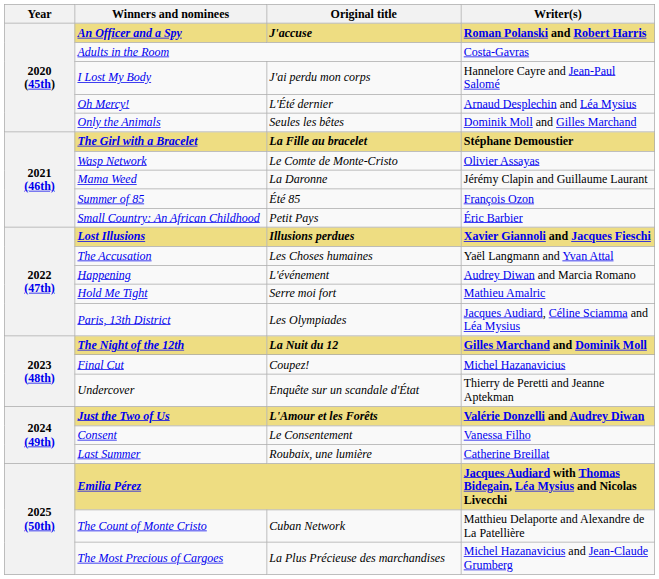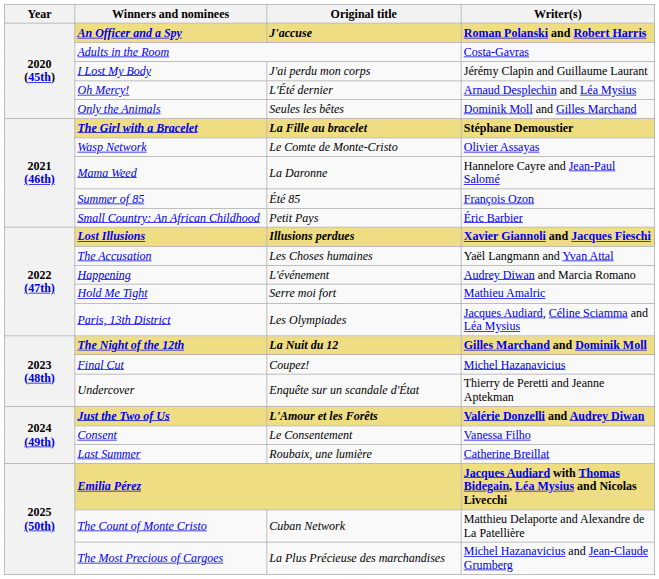(540, 77) Hannelore Cayre and Jean-Paul Salomé -> (556, 71) Jérémy Clapin and Guillaume Laurant
(556, 179) Jérémy Clapin and Guillaume Laurant -> (540, 173) Hannelore Cayre and Jean-Paul Salomé
